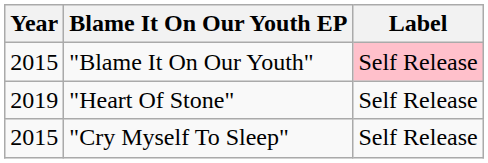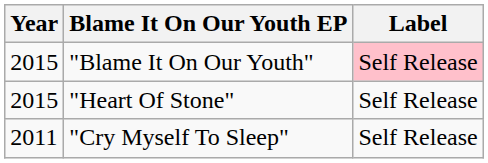(34, 99) 2019 -> (34, 99) 2015
(34, 137) 2015 -> (34, 137) 2011
